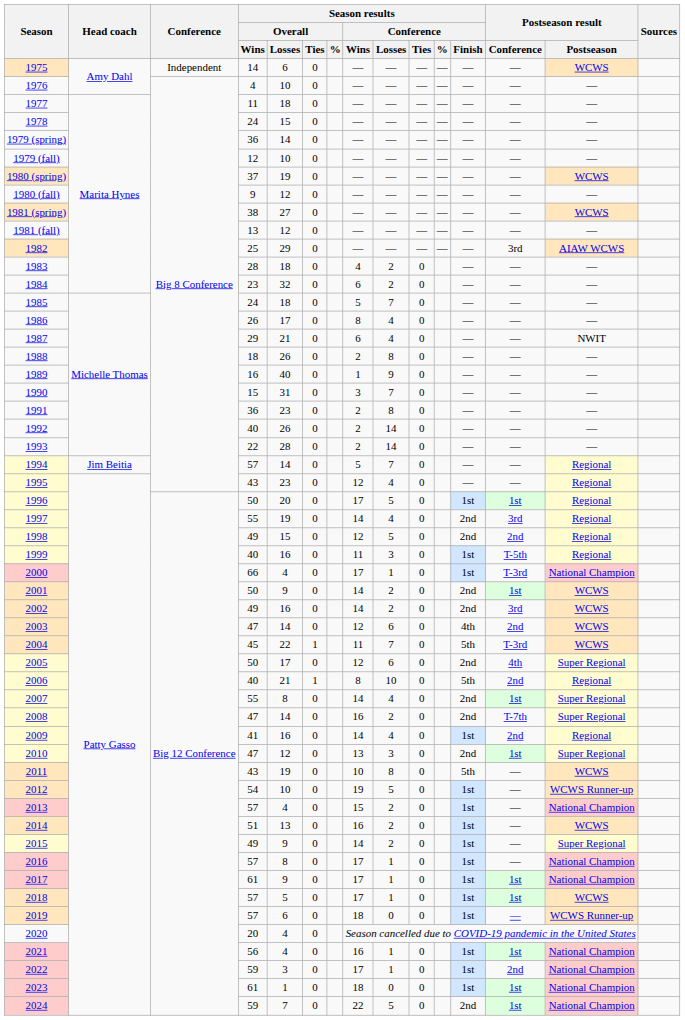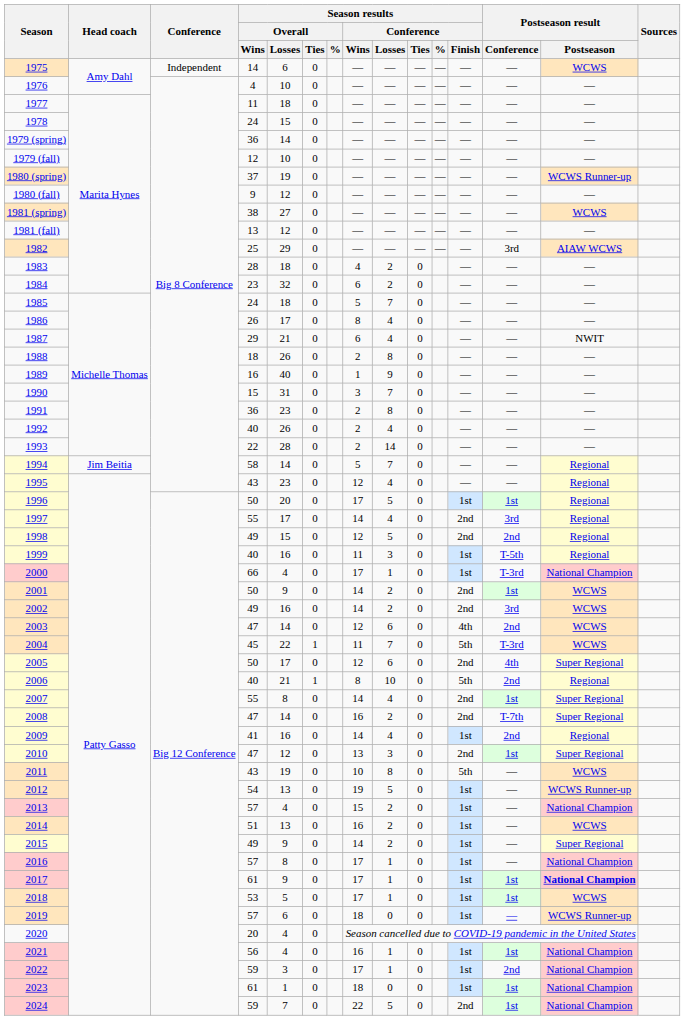(592, 176) WCWS -> (590, 176) WCWS Runner-up
(391, 428) 14 -> (390, 428) 4
(253, 464) 57 -> (253, 464) 58
(285, 518) 19 -> (285, 518) 17
(285, 789) 10 -> (285, 789) 13
(592, 879) normal -> (590, 879) bold
(253, 897) 57 -> (253, 897) 53
